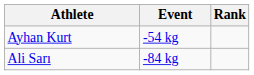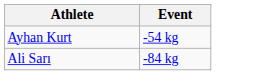- column: (230, 15)
